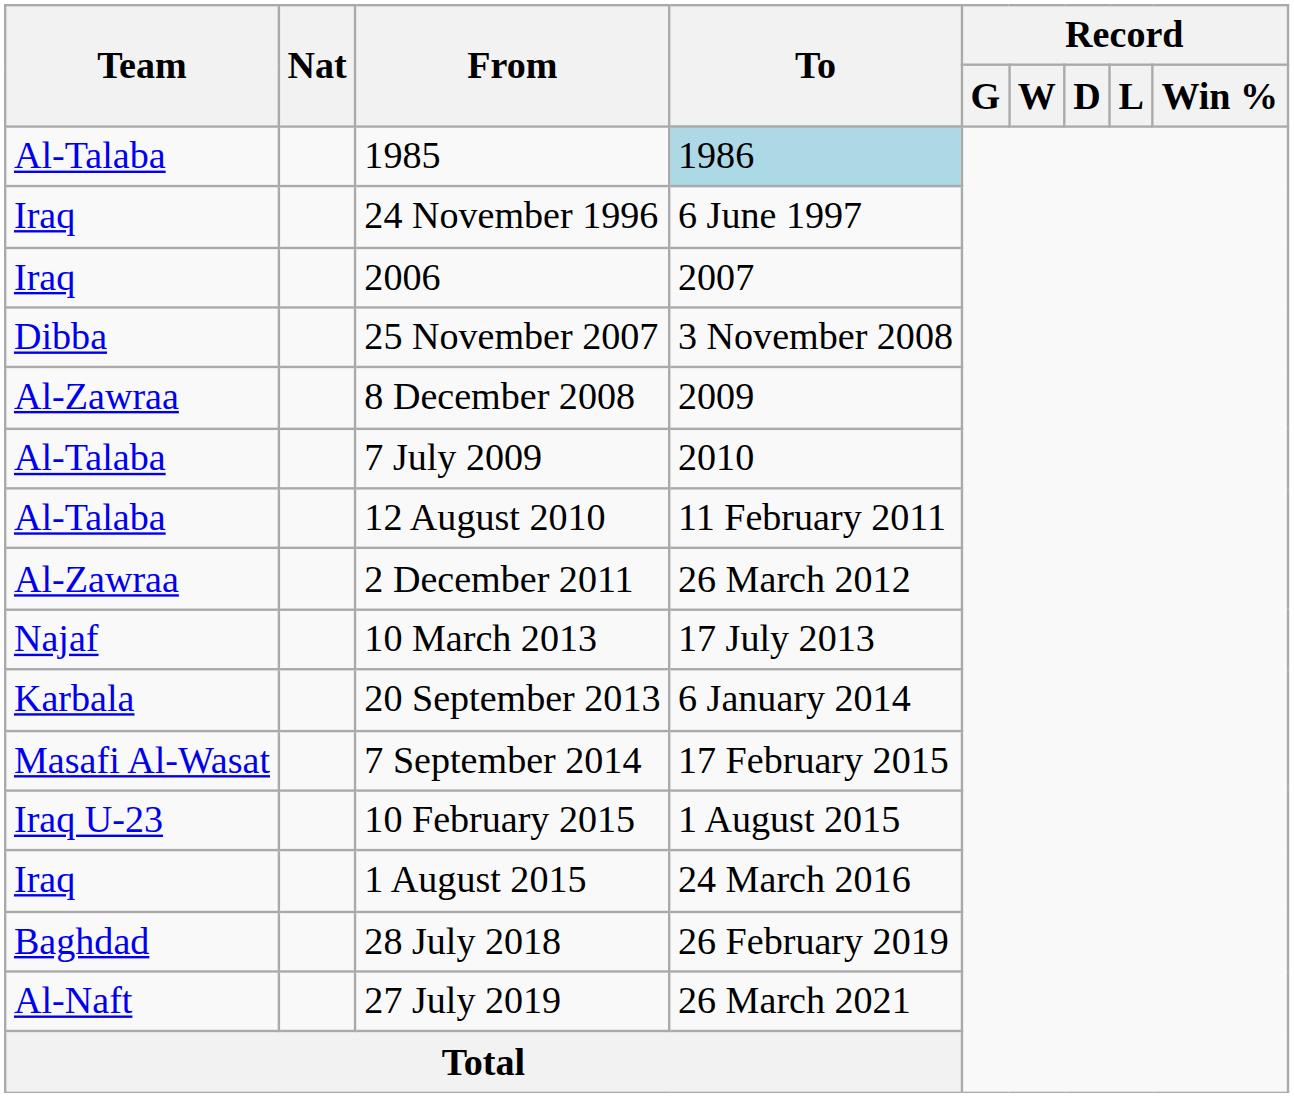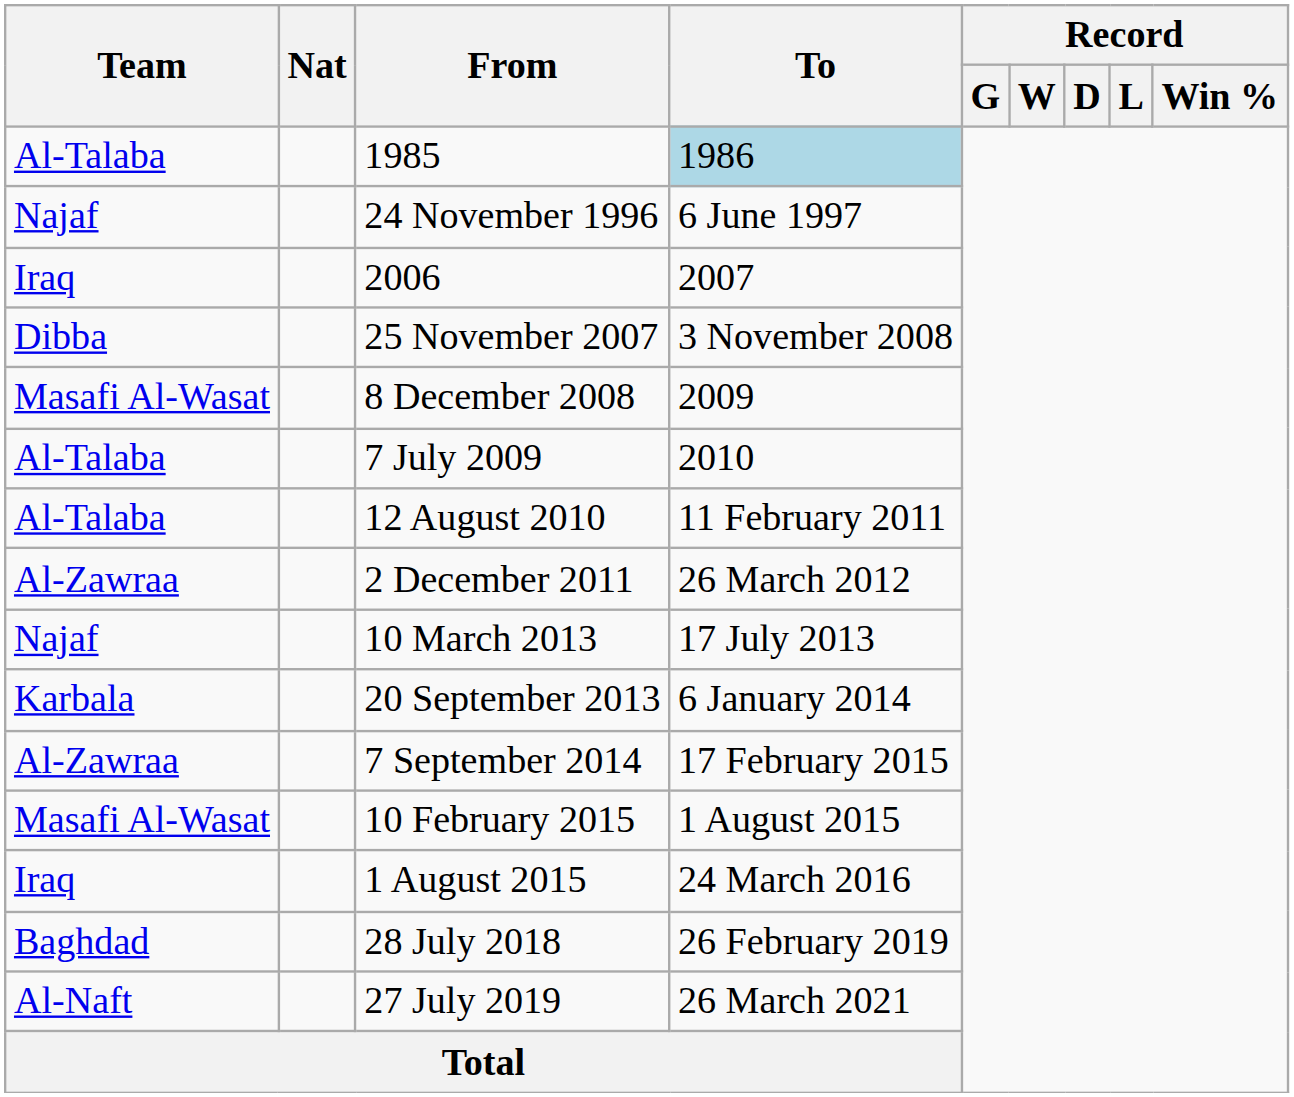(45, 215) Iraq -> (56, 215) Najaf
(96, 397) Al-Zawraa -> (142, 397) Masafi Al-Wasat
(142, 759) Masafi Al-Wasat -> (96, 759) Al-Zawraa
(89, 819) Iraq U-23 -> (142, 819) Masafi Al-Wasat
